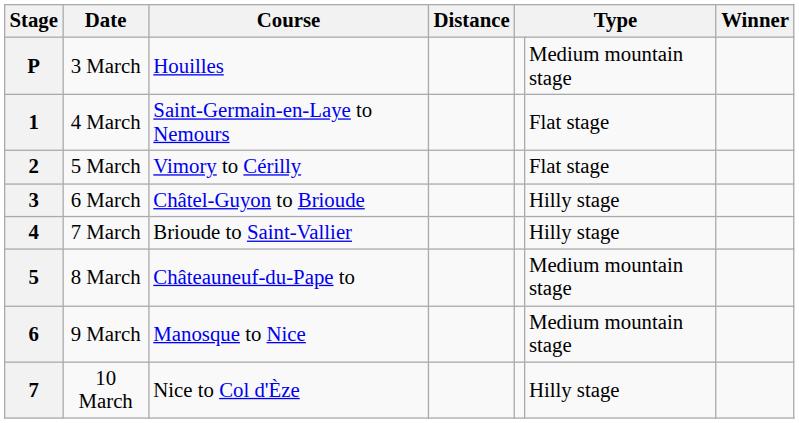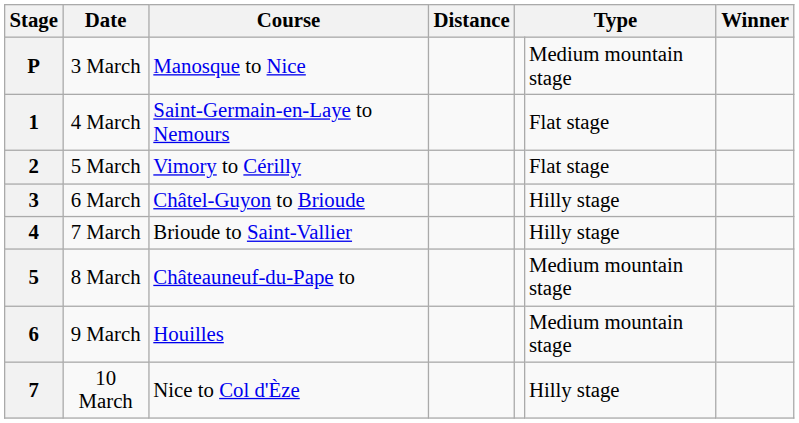(189, 65) Houilles -> (230, 65) Manosque to Nice
(230, 333) Manosque to Nice -> (189, 333) Houilles
